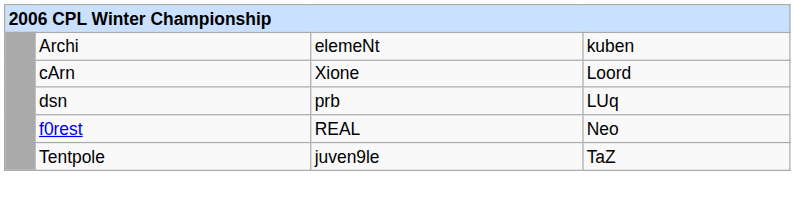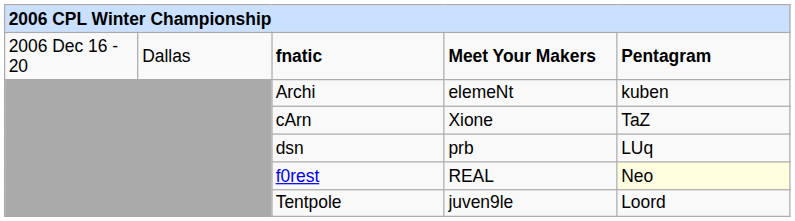+ row: (299, 56)
(609, 73) Loord -> (636, 120) TaZ
(603, 128) no background -> (637, 175) lightyellow background
(601, 156) TaZ -> (643, 203) Loord
